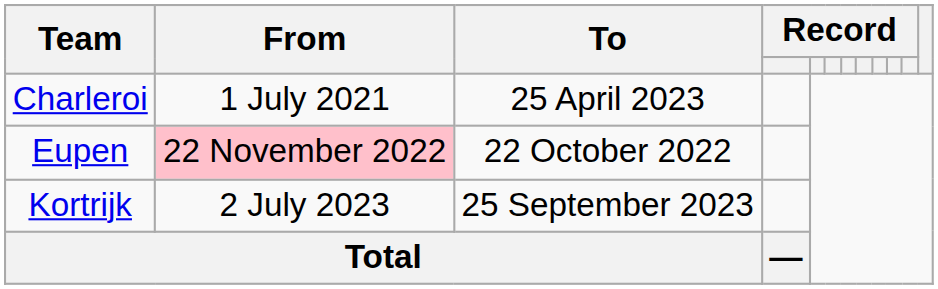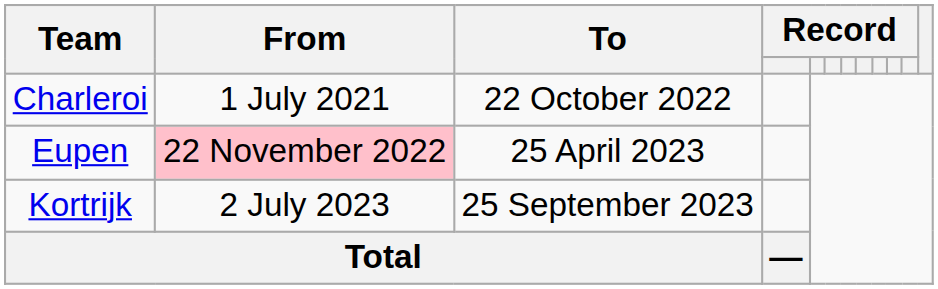(608, 99) 25 April 2023 -> (608, 99) 22 October 2022
(608, 151) 22 October 2022 -> (608, 151) 25 April 2023
